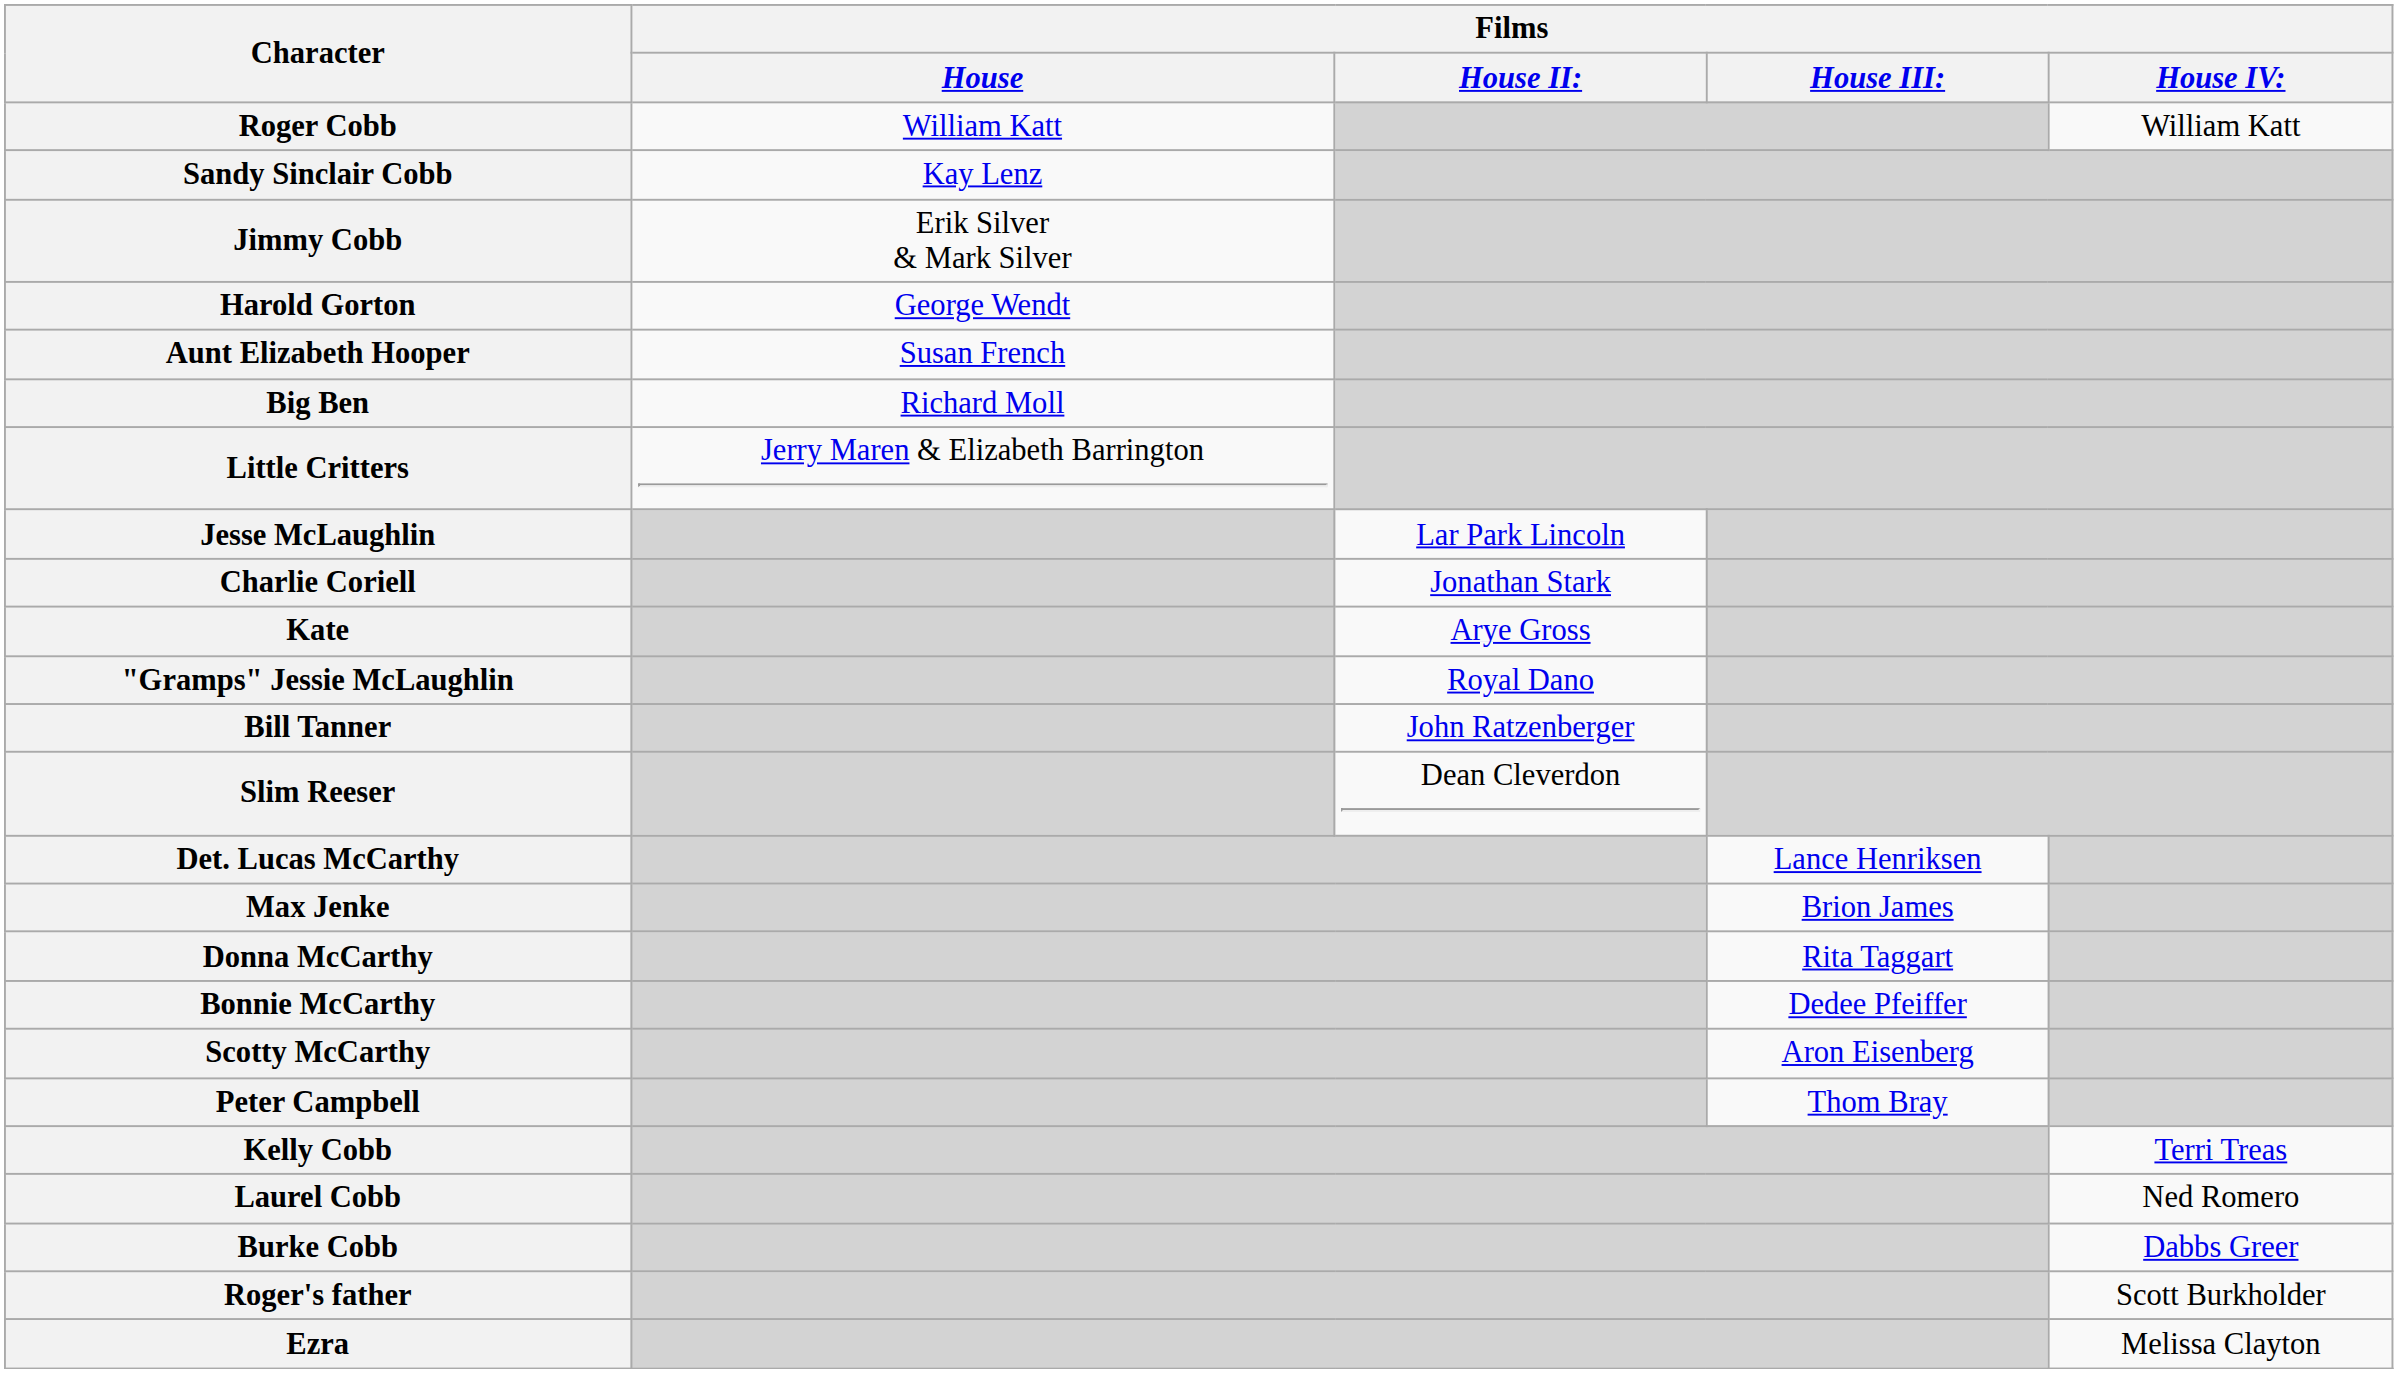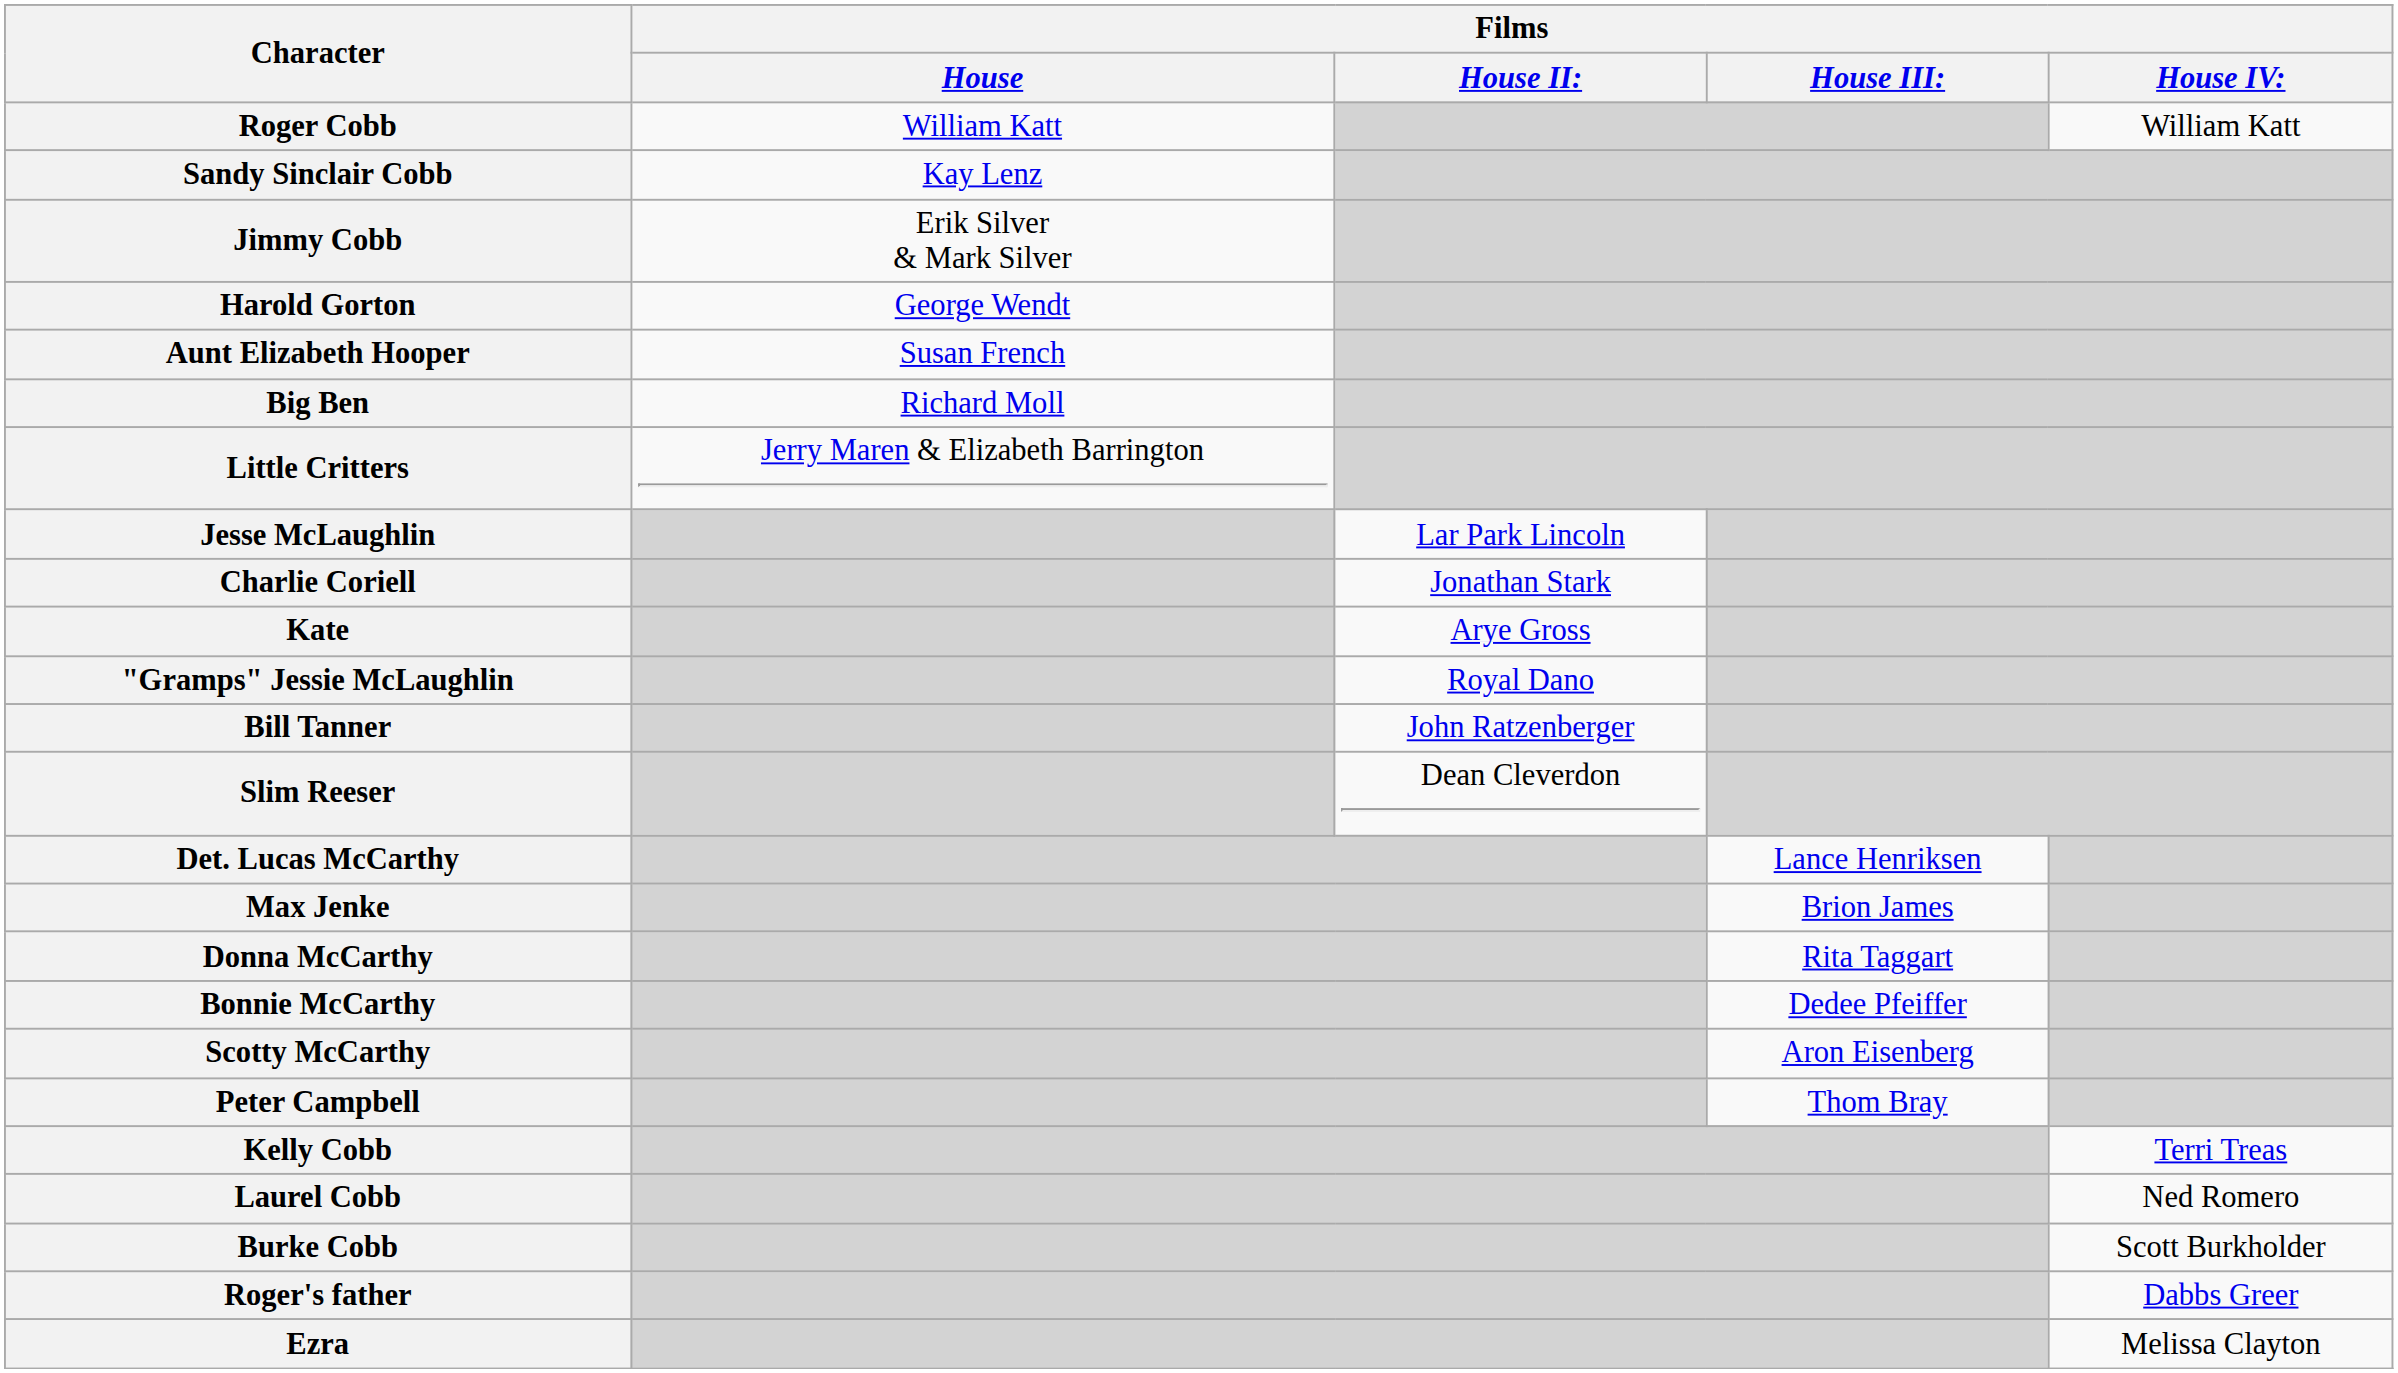(2221, 1246) Dabbs Greer -> (2221, 1246) Scott Burkholder
(2221, 1295) Scott Burkholder -> (2221, 1295) Dabbs Greer
